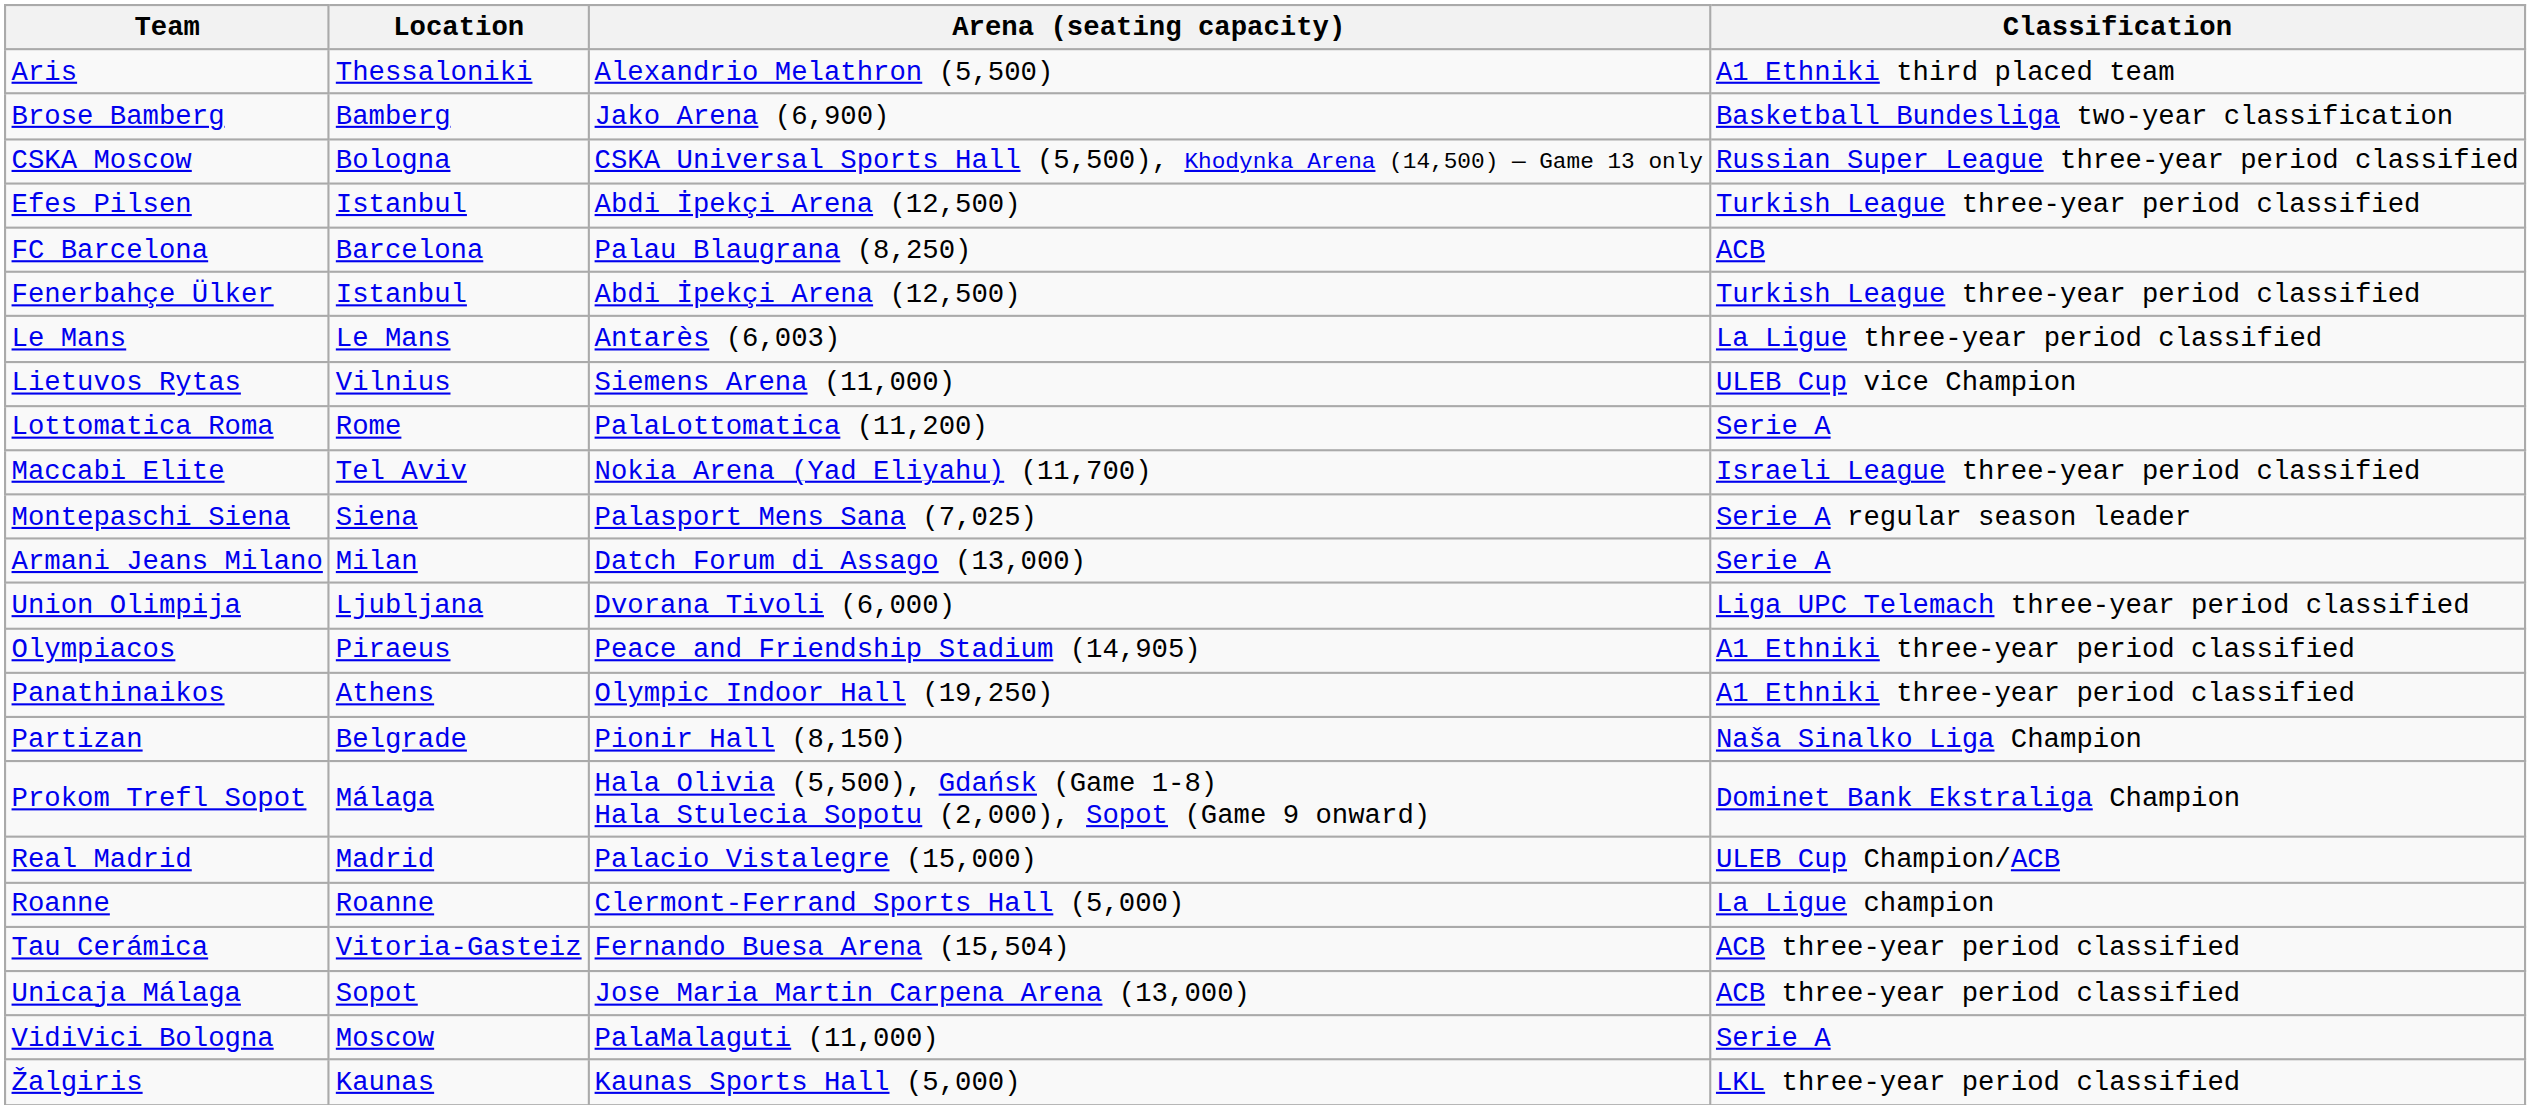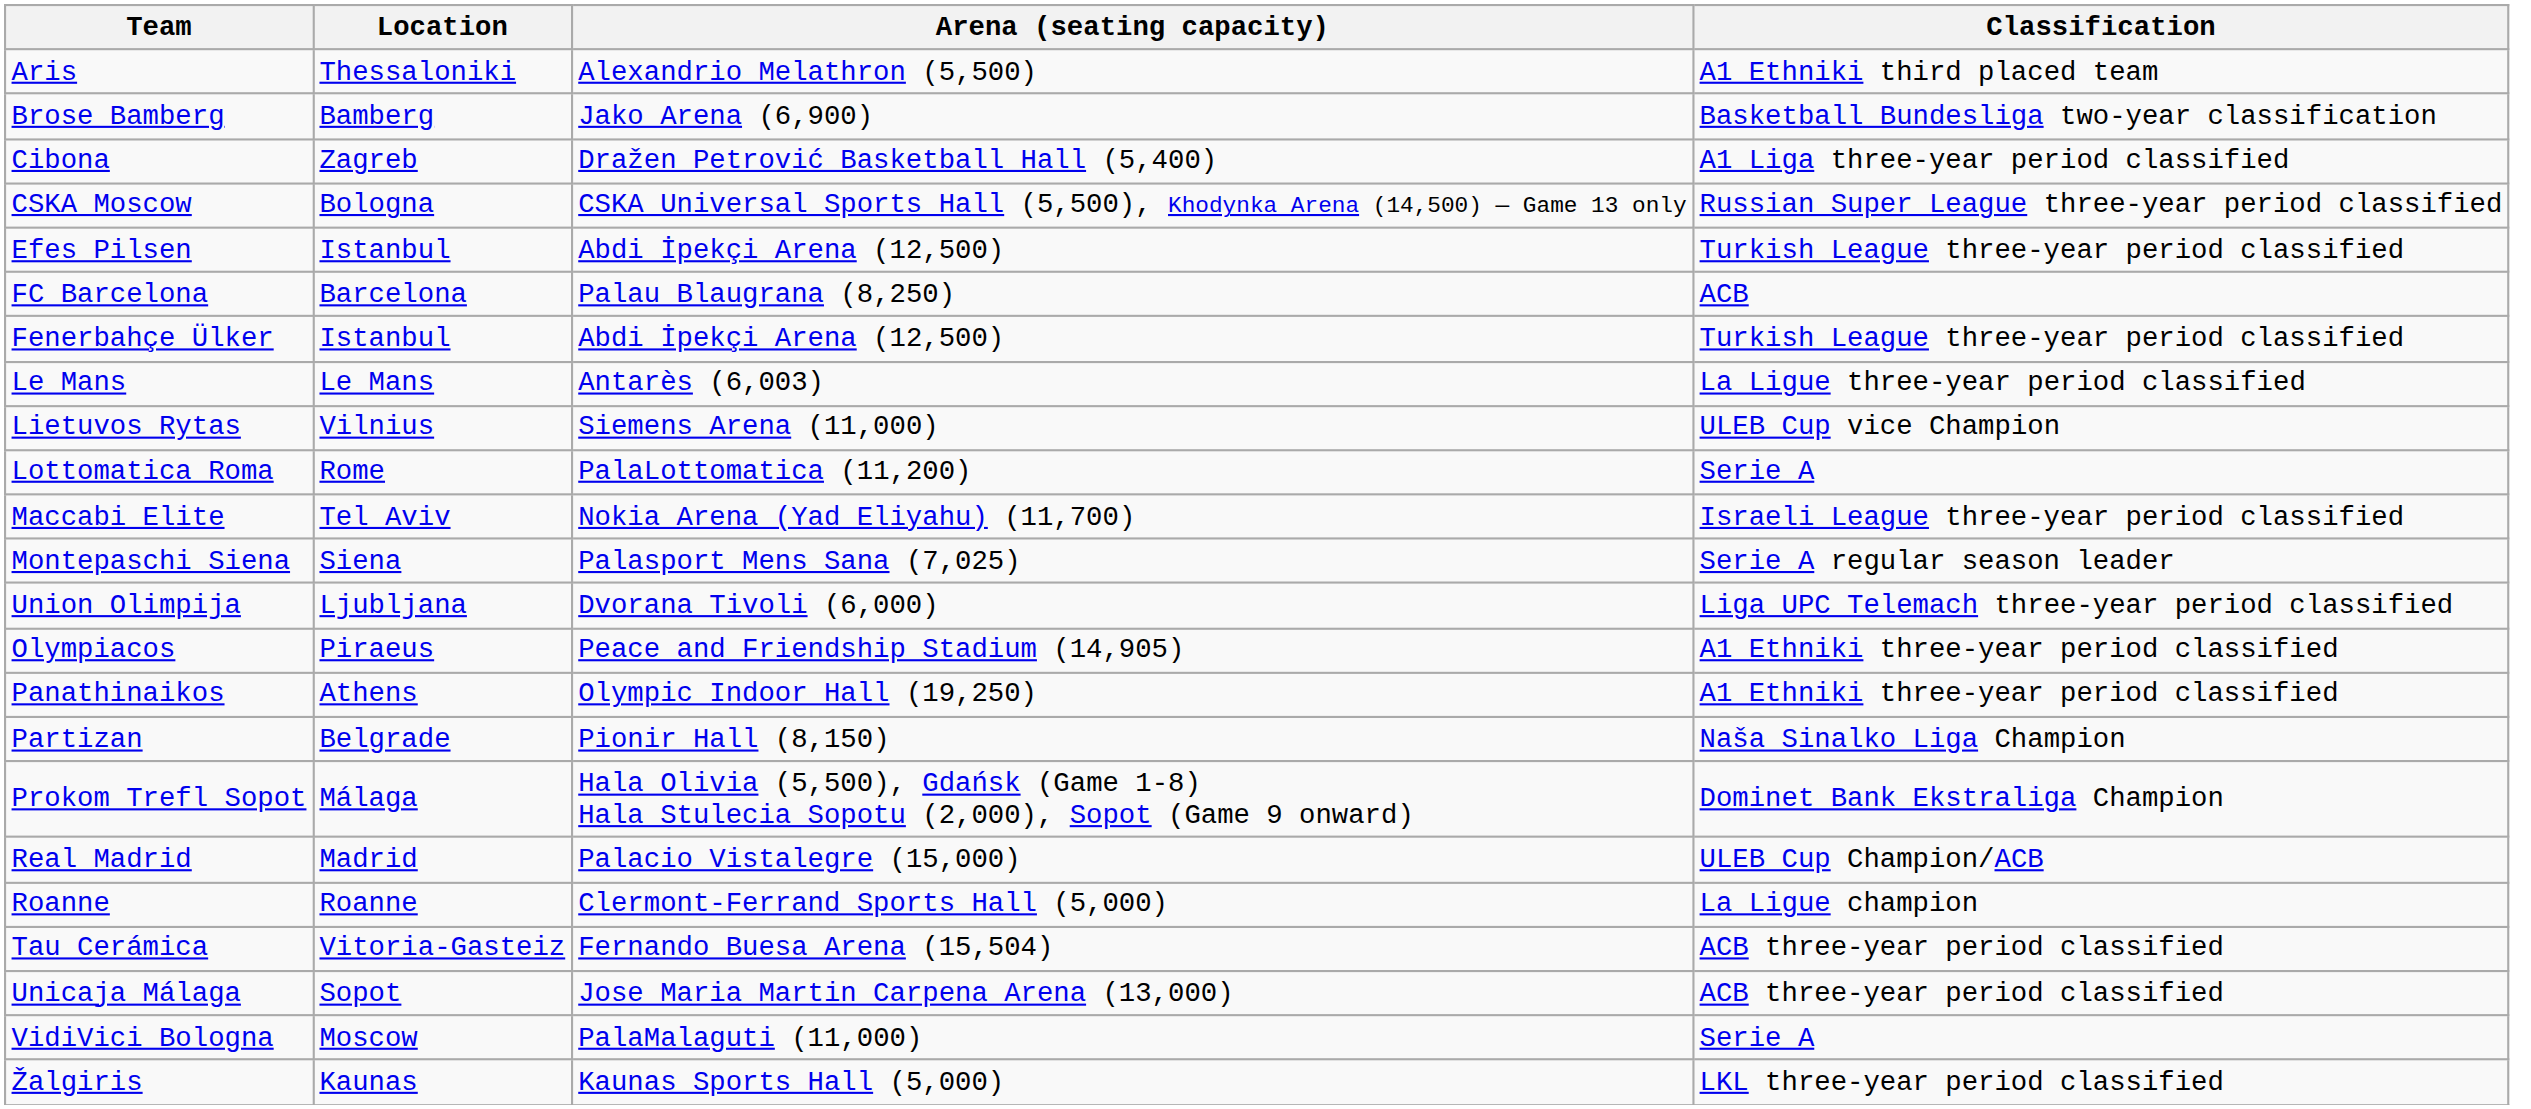+ row: (61, 161)
- row: (167, 561)
